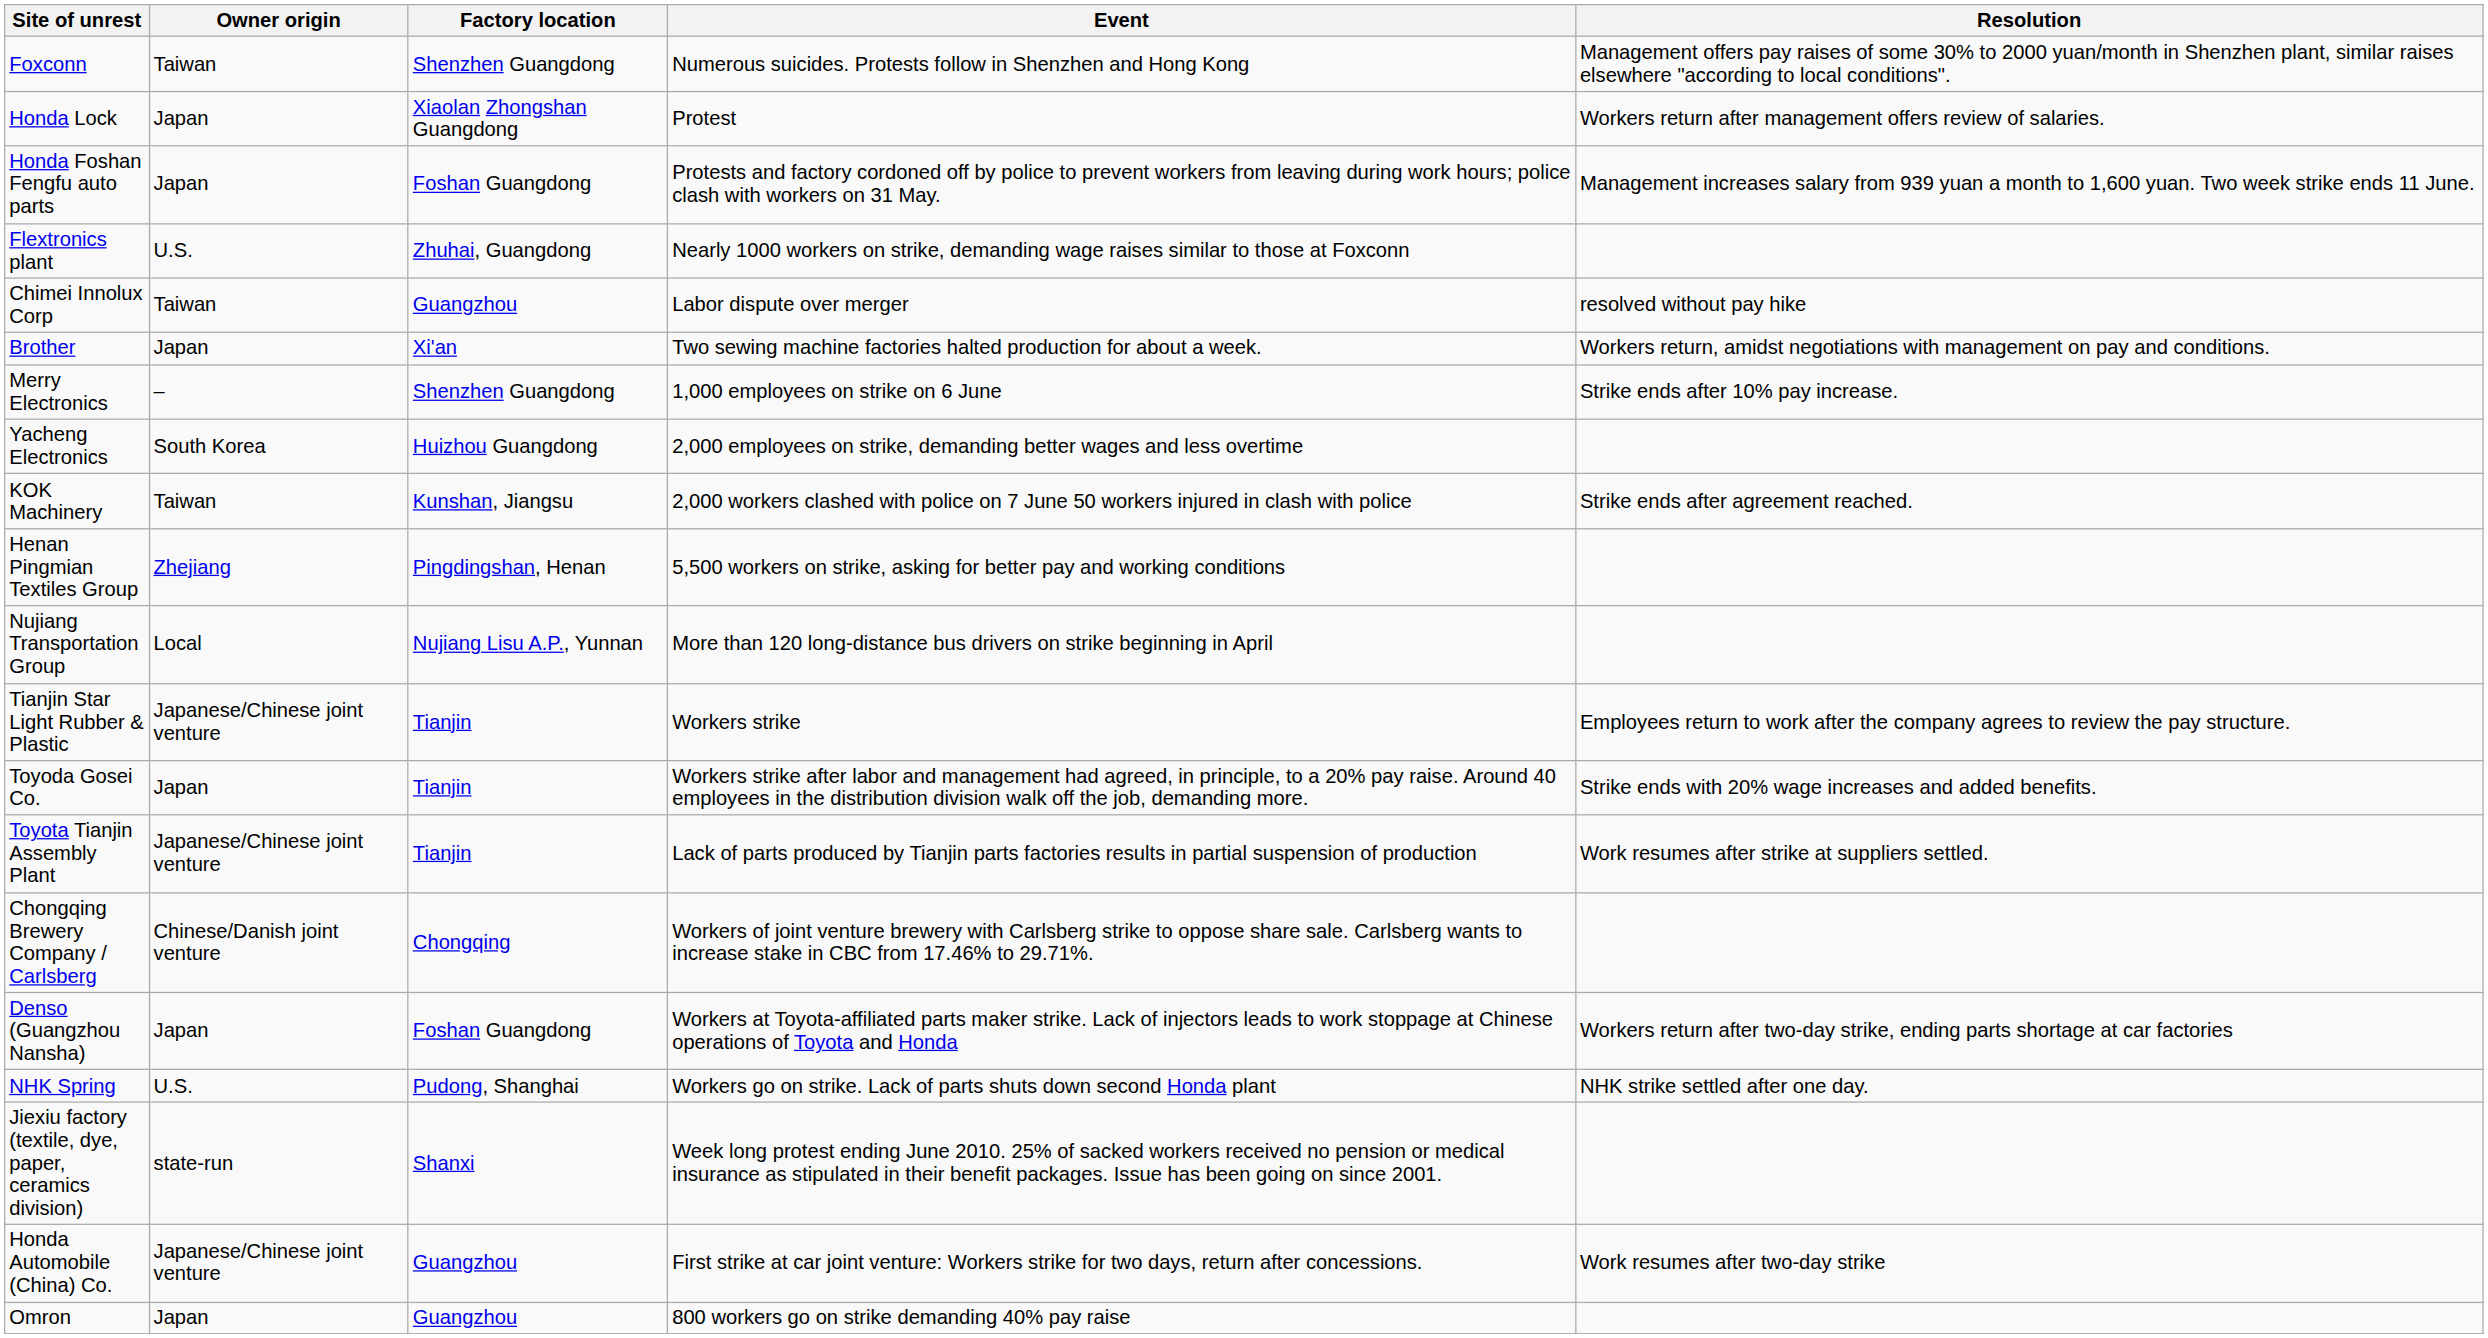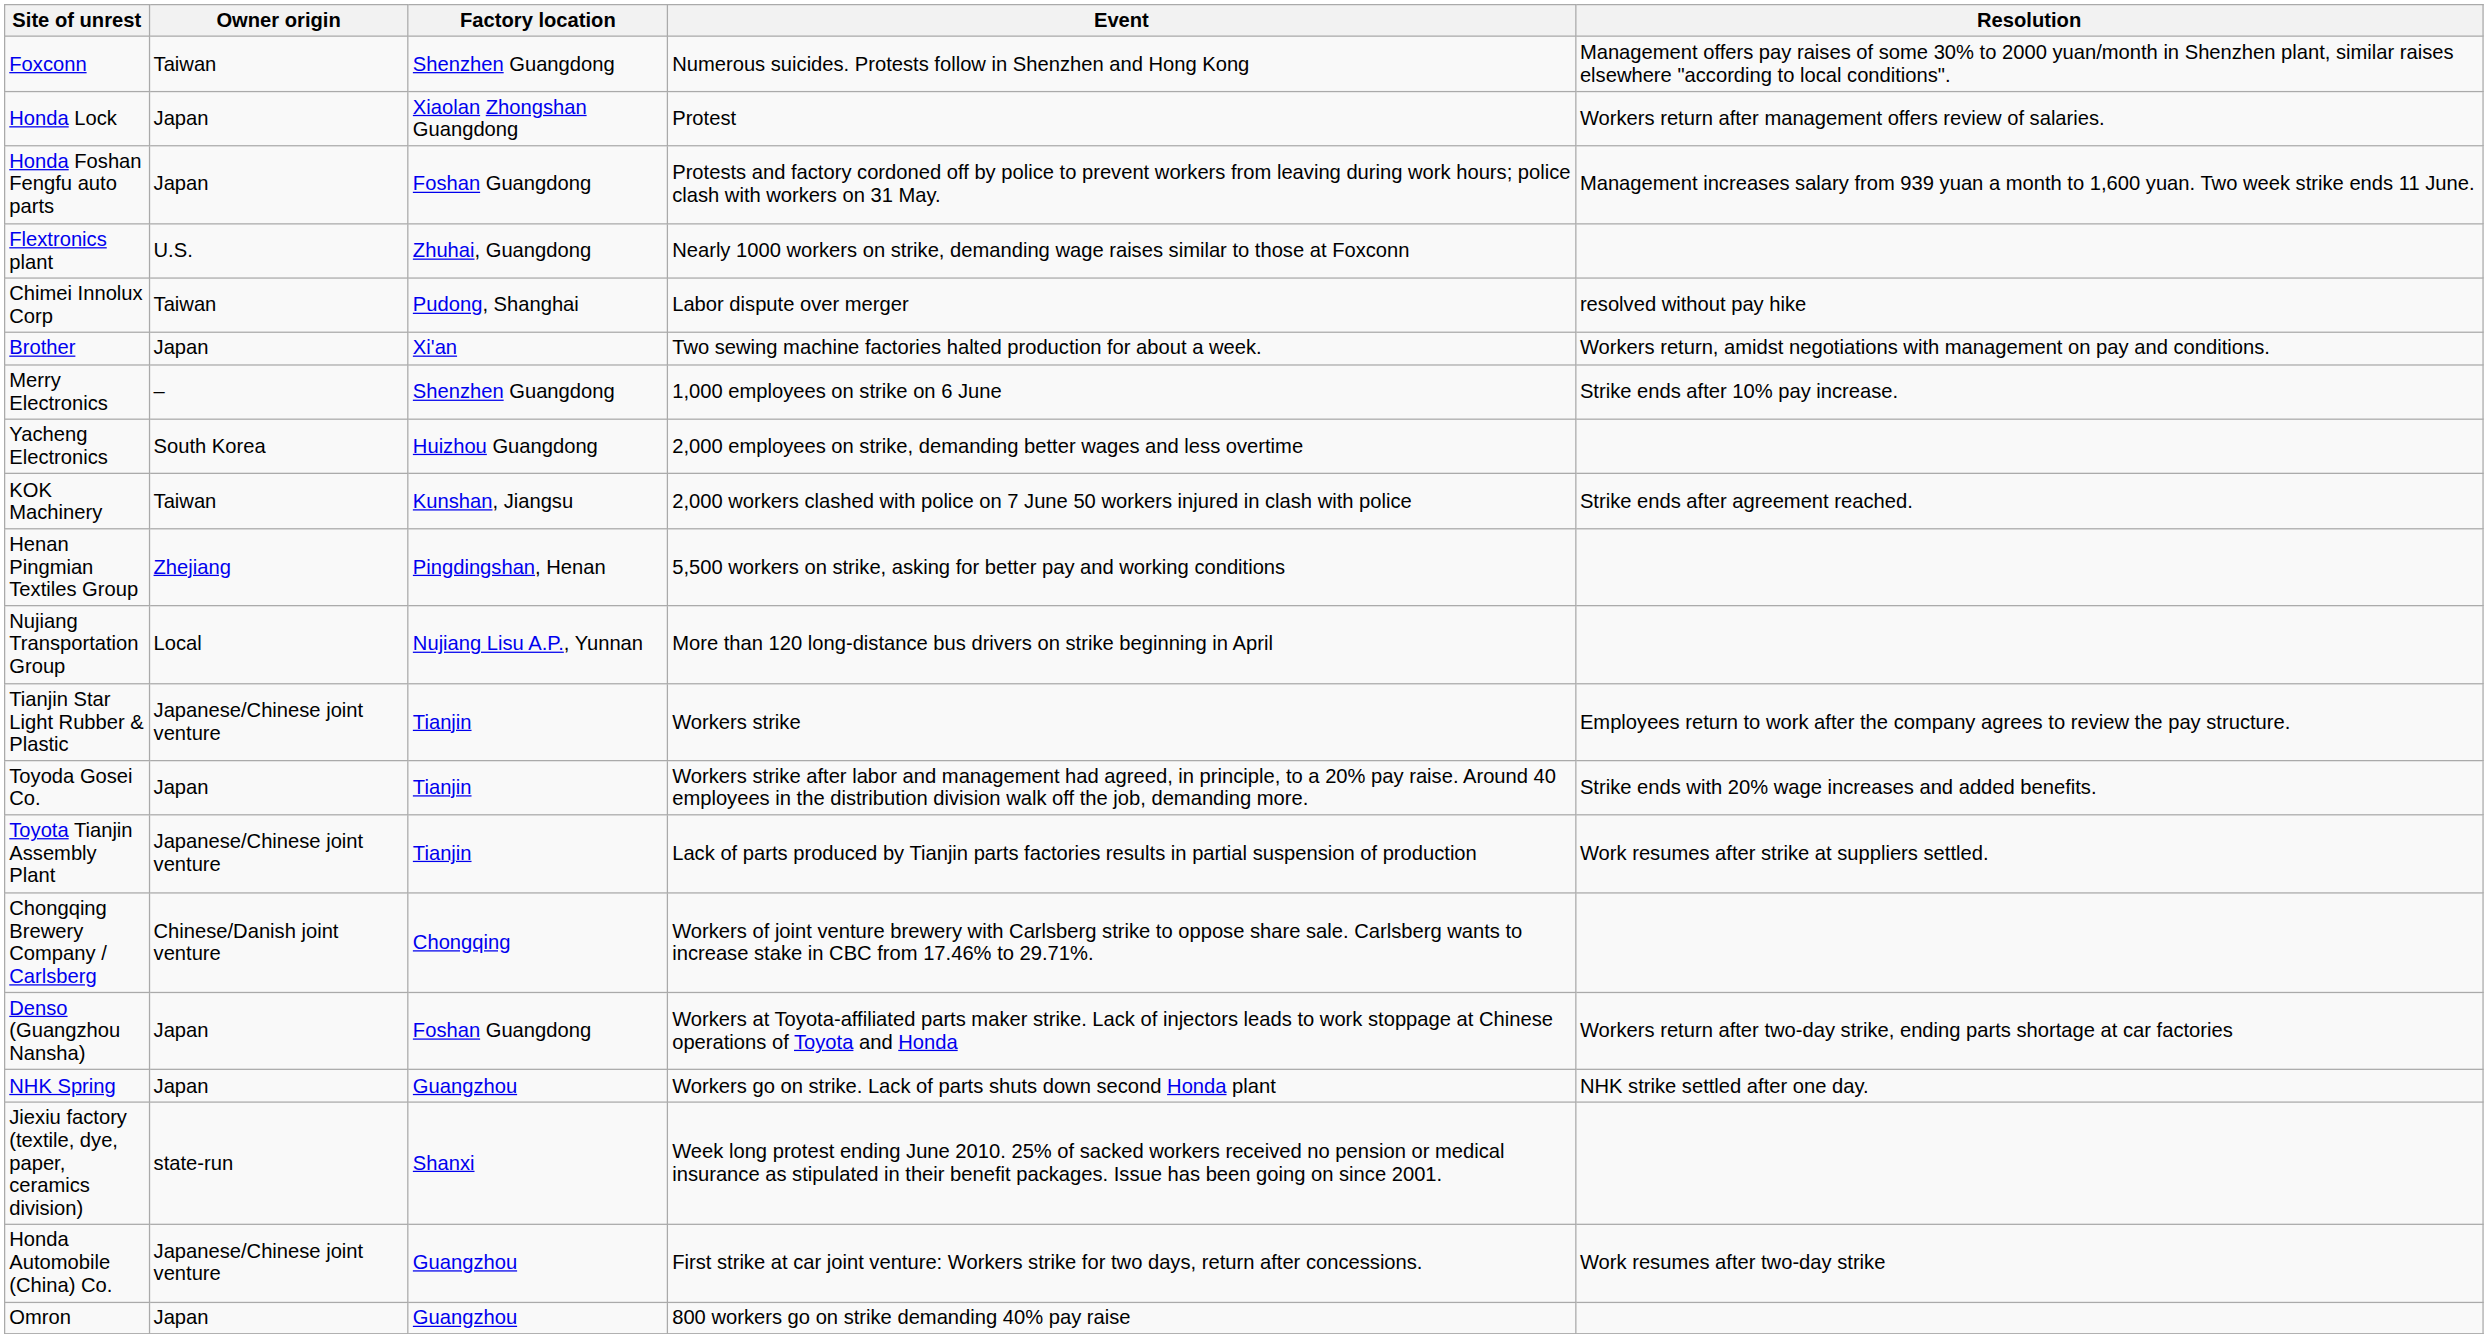(465, 305) Guangzhou -> (496, 305) Pudong, Shanghai
(173, 1085) U.S. -> (181, 1085) Japan
(496, 1085) Pudong, Shanghai -> (465, 1085) Guangzhou
